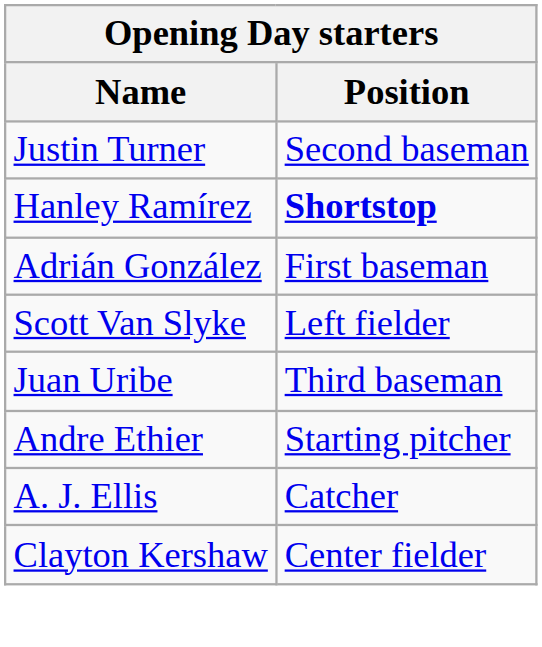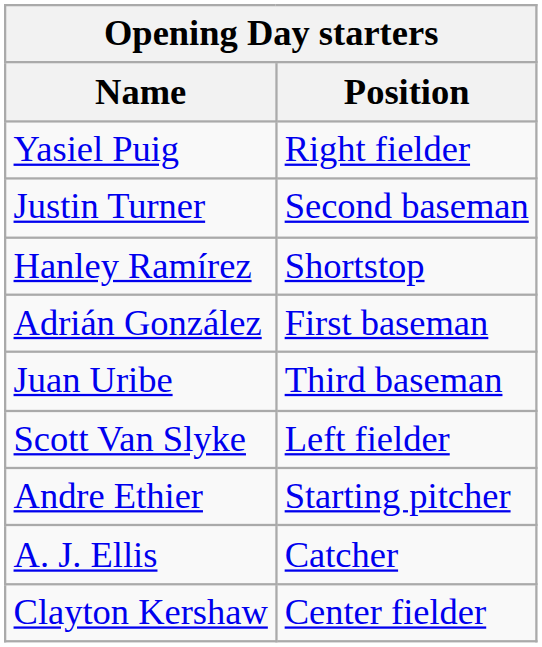+ row: (96, 149)
(361, 206) bold -> (355, 264) normal
rows swapped: (130, 322) <-> (93, 380)
